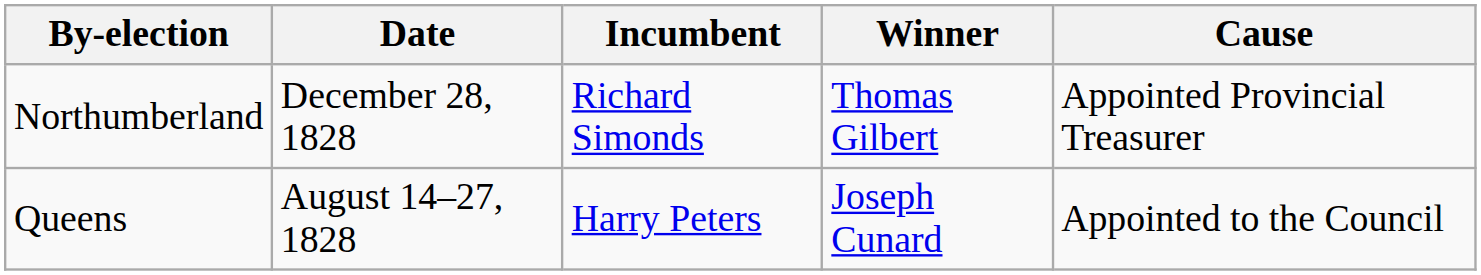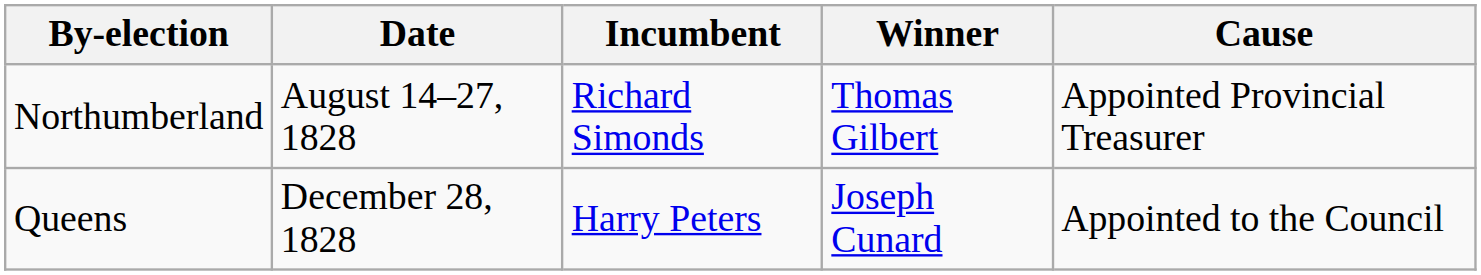(387, 115) December 28, 1828 -> (392, 115) August 14–27, 1828
(392, 217) August 14–27, 1828 -> (387, 217) December 28, 1828
